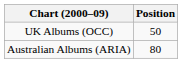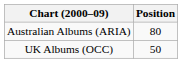rows swapped: (69, 49) <-> (69, 31)
